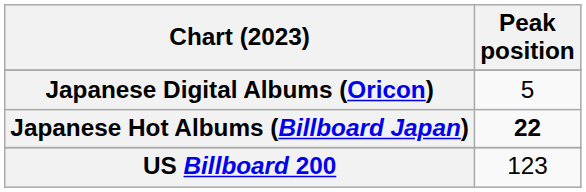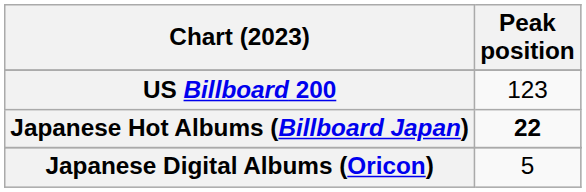rows swapped: (240, 89) <-> (240, 166)
